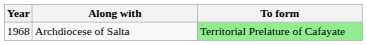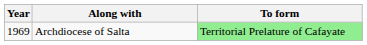(18, 31) 1968 -> (18, 31) 1969
